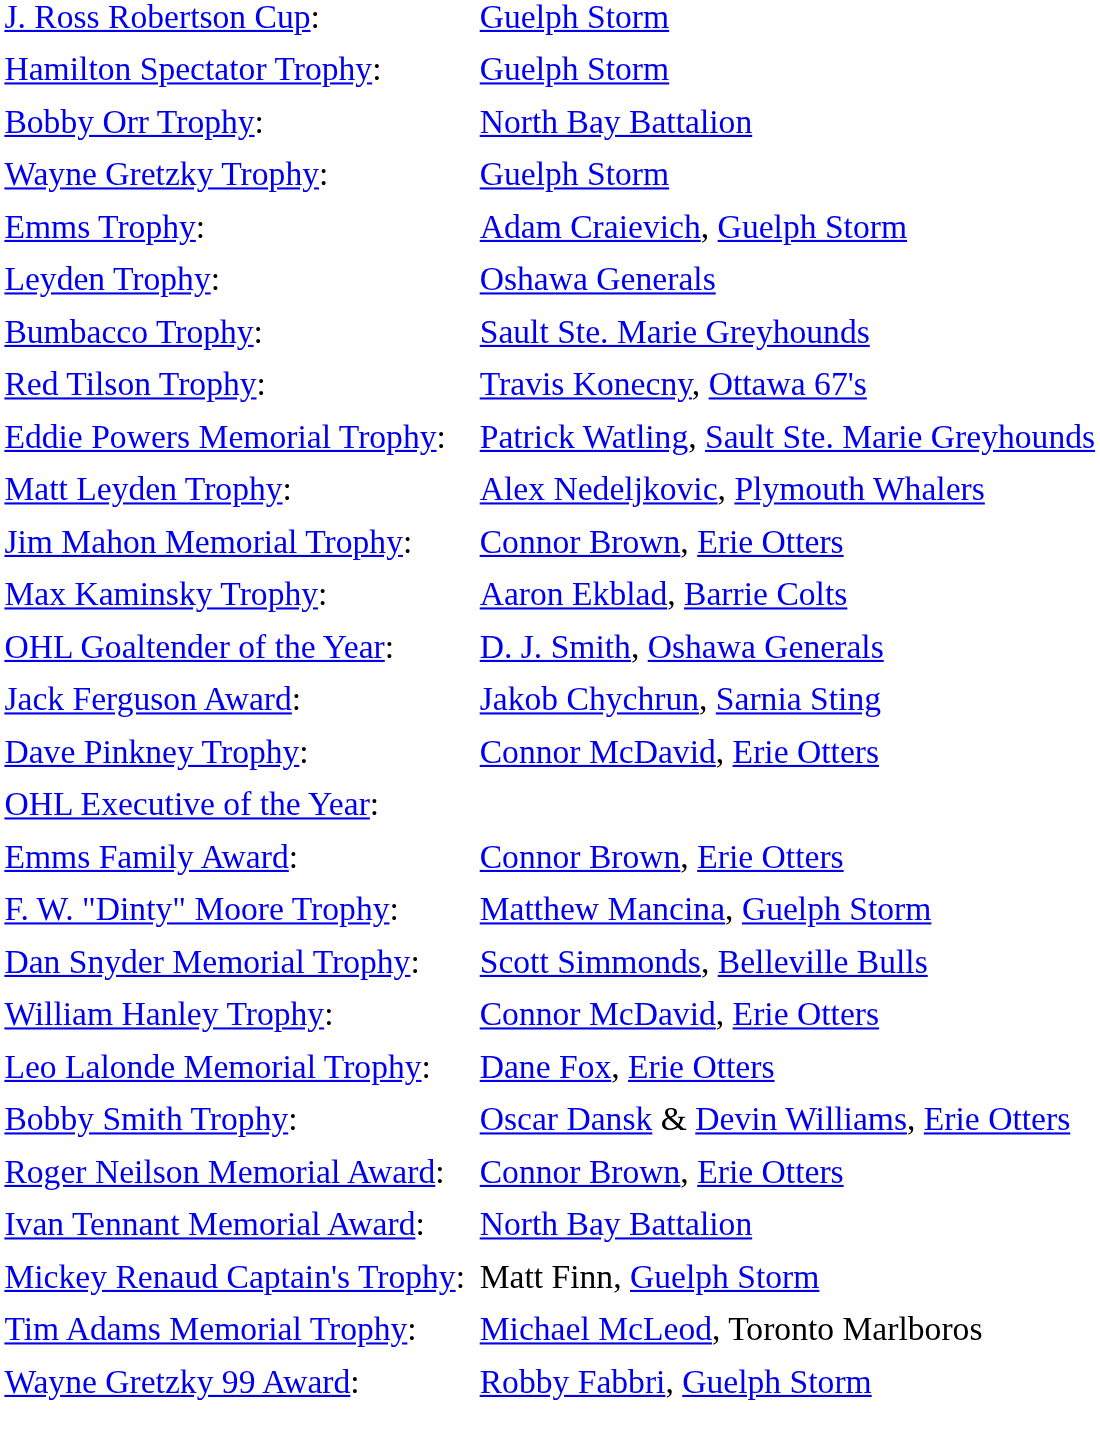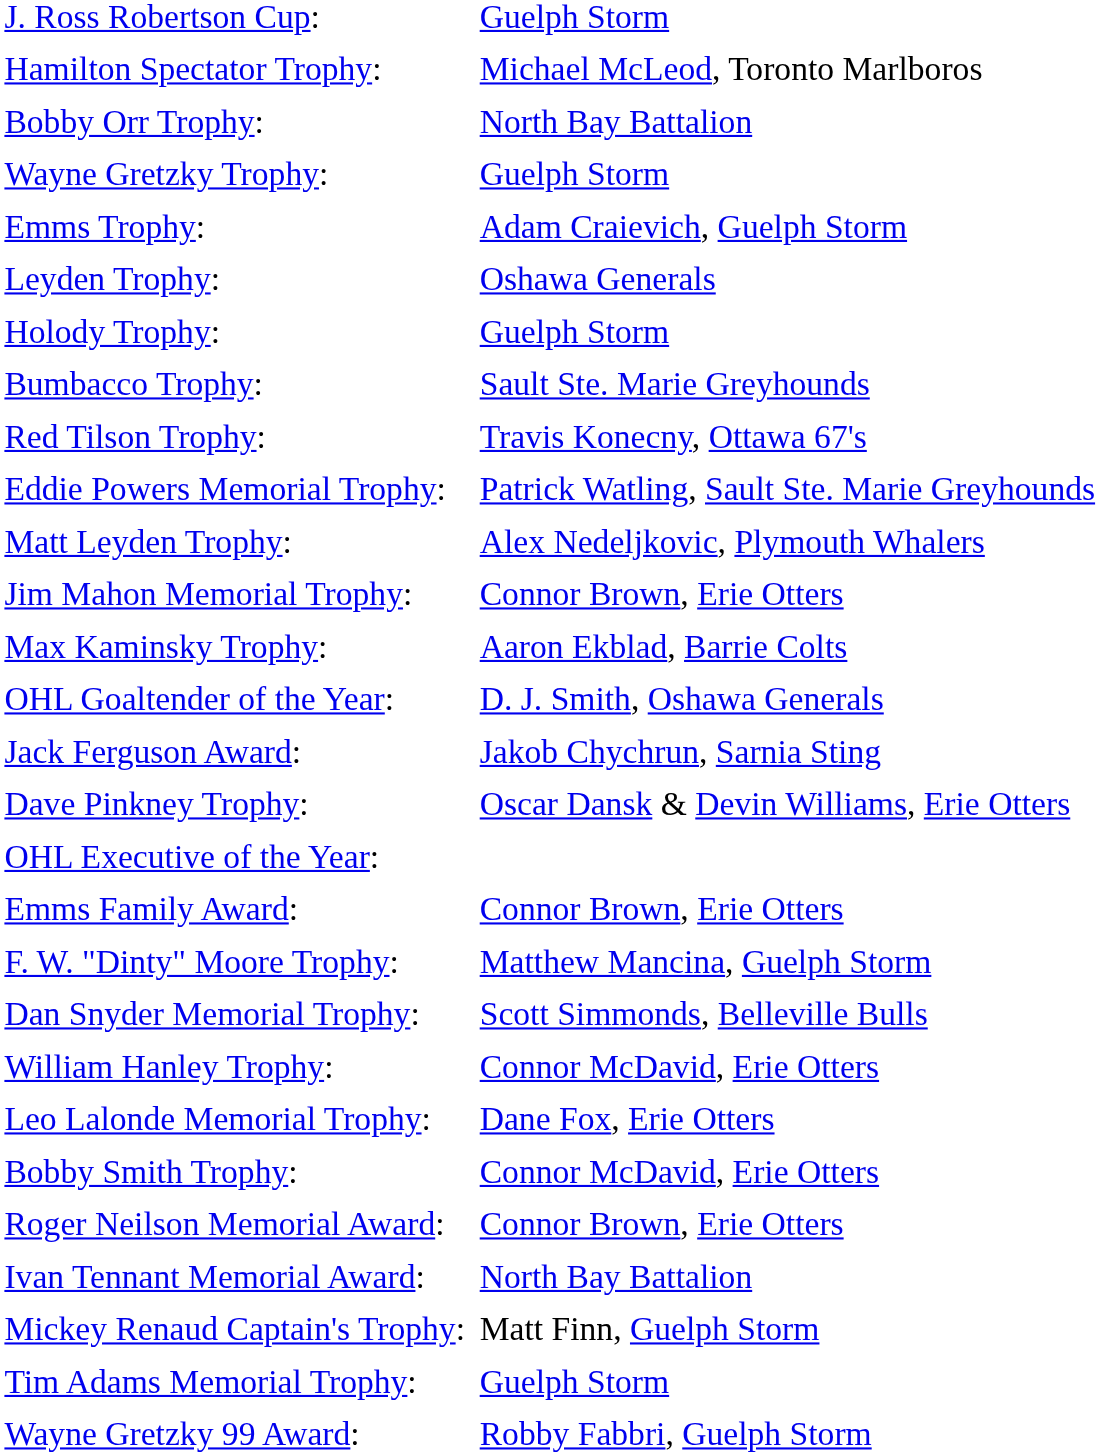(574, 69) Guelph Storm -> (731, 69) Michael McLeod, Toronto Marlboros
+ row: (112, 331)
(679, 751) Connor McDavid, Erie Otters -> (775, 804) Oscar Dansk & Devin Williams, Erie Otters
(775, 1119) Oscar Dansk & Devin Williams, Erie Otters -> (679, 1171) Connor McDavid, Erie Otters
(731, 1329) Michael McLeod, Toronto Marlboros -> (574, 1381) Guelph Storm
